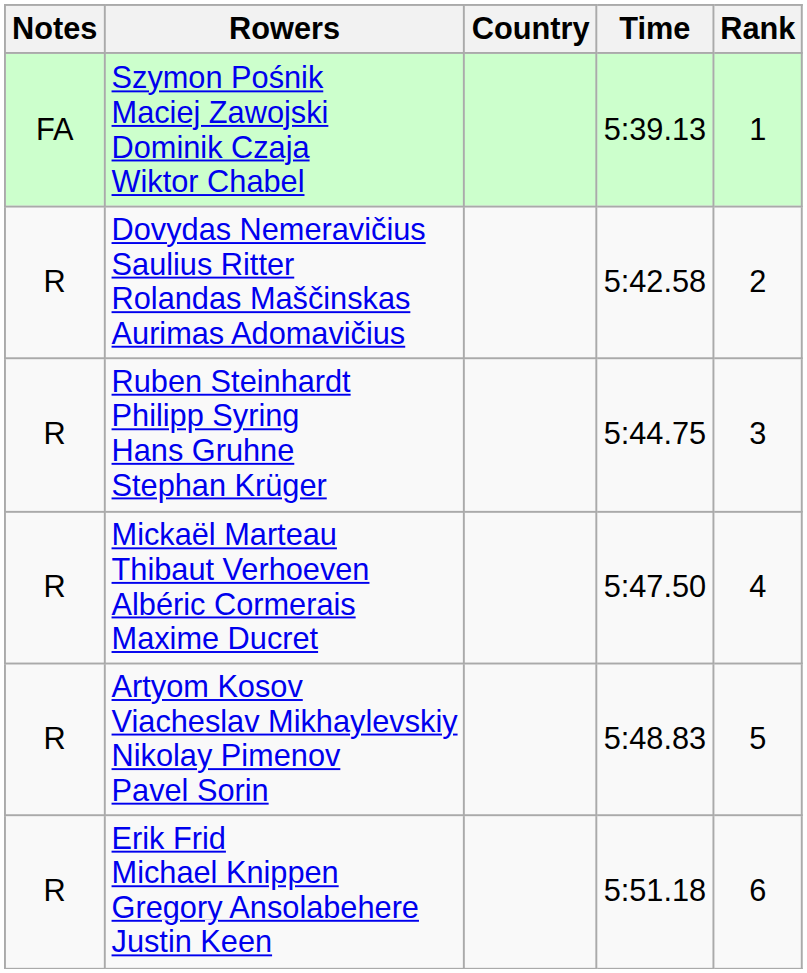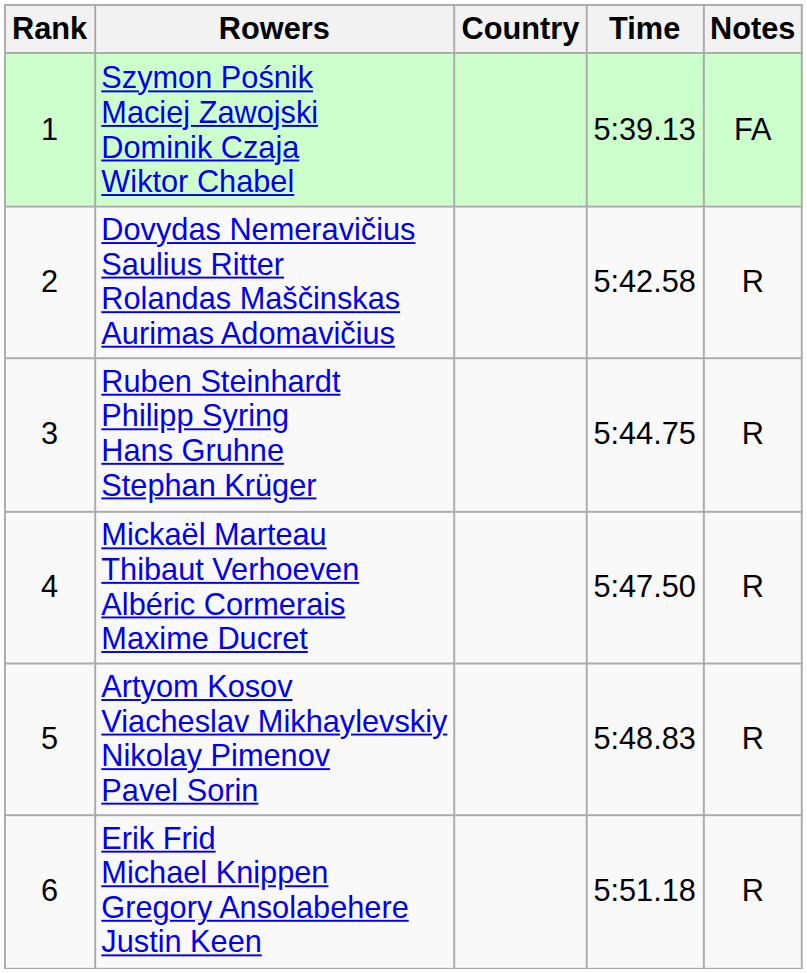columns swapped: (758, 28) <-> (55, 28)
